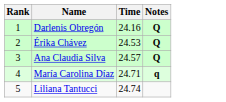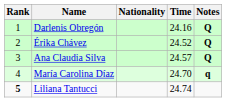+ column: (142, 12)
(130, 43) 24.53 -> (181, 43) 24.52
(130, 74) 24.71 -> (181, 74) 24.70
(18, 89) normal -> (18, 89) bold
